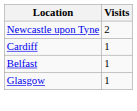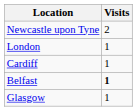+ row: (23, 47)
(107, 64) normal -> (107, 81) bold
